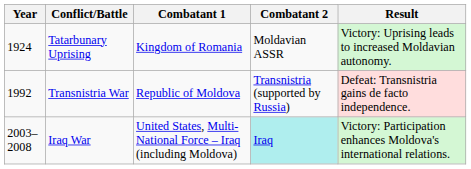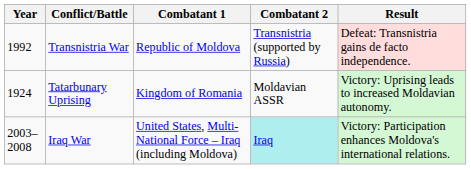rows swapped: (78, 47) <-> (89, 93)
